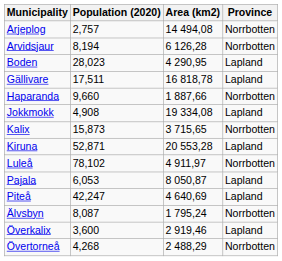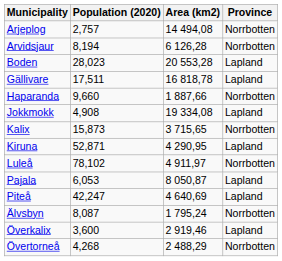(186, 63) 4 290,95 -> (189, 63) 20 553,28
(189, 146) 20 553,28 -> (186, 146) 4 290,95
